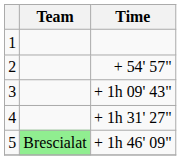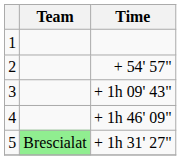(133, 117) + 1h 31' 27" -> (133, 117) + 1h 46' 09"
(133, 142) + 1h 46' 09" -> (133, 142) + 1h 31' 27"
